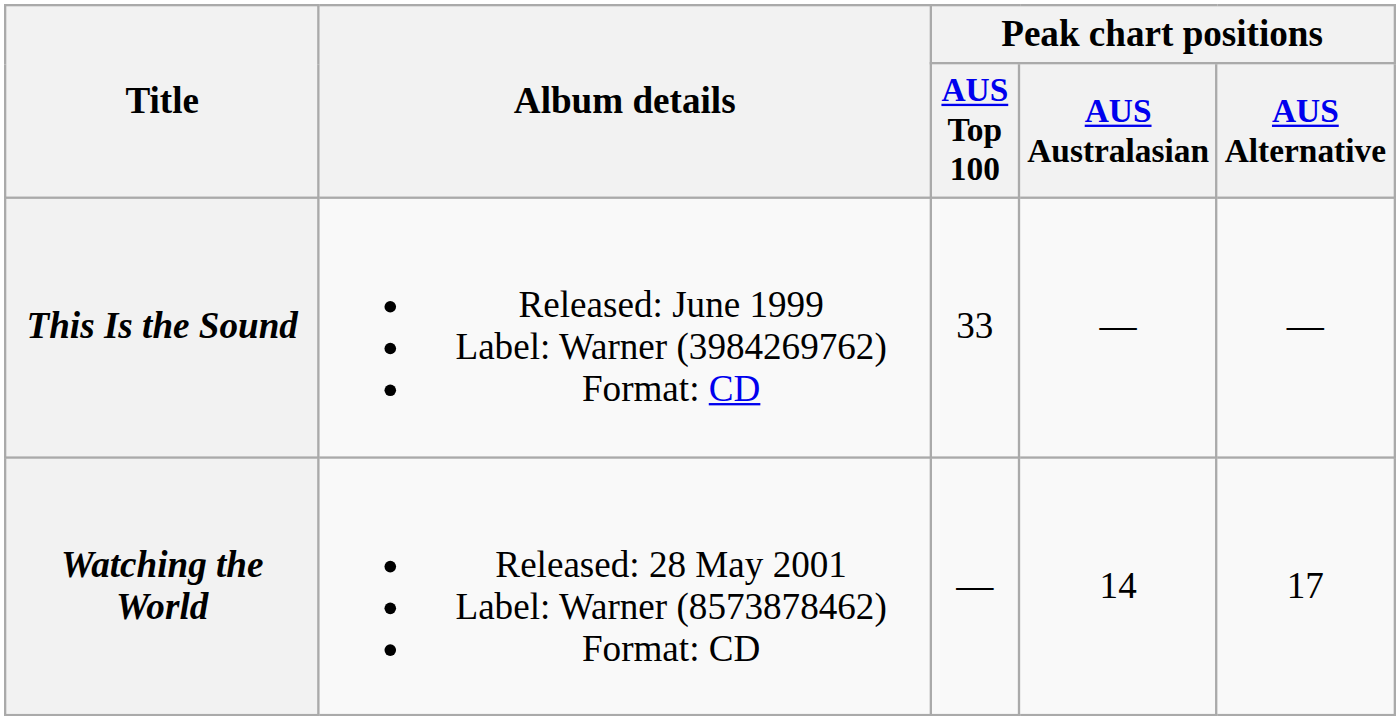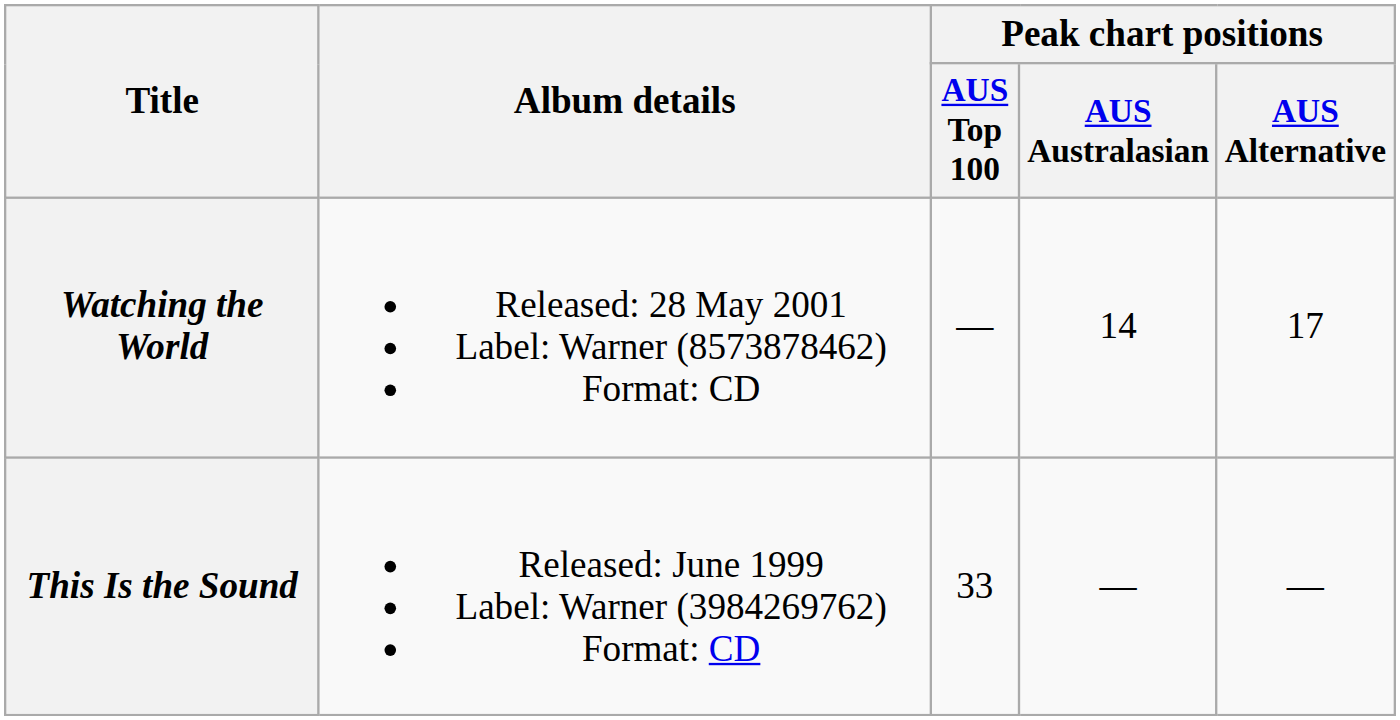rows swapped: (162, 326) <-> (162, 584)
